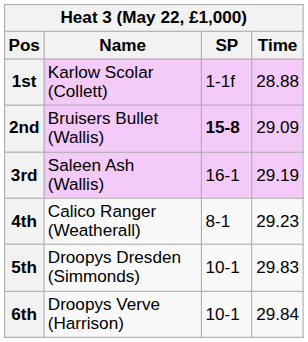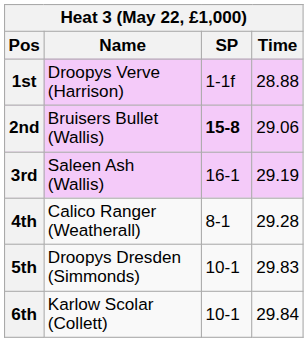(101, 82) Karlow Scolar (Collett) -> (104, 82) Droopys Verve (Harrison)
(278, 128) 29.09 -> (278, 128) 29.06
(278, 221) 29.23 -> (278, 221) 29.28
(104, 314) Droopys Verve (Harrison) -> (101, 314) Karlow Scolar (Collett)
